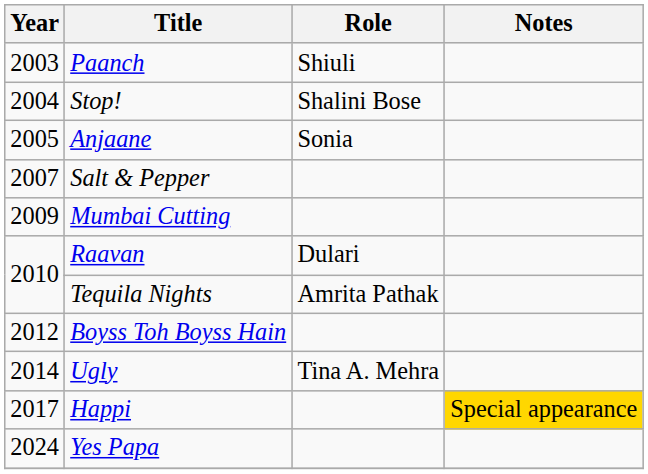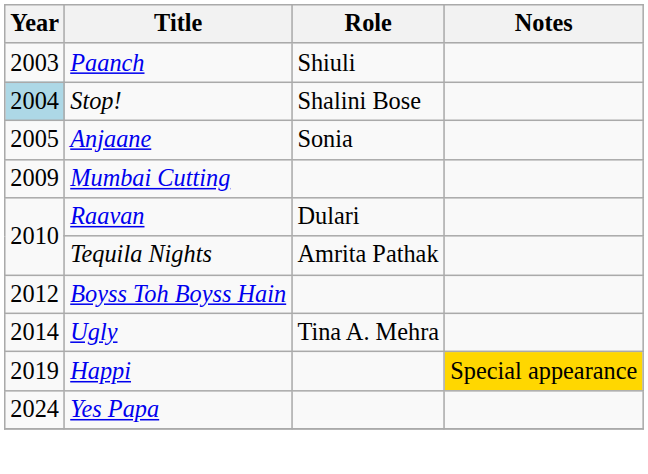(35, 100) no background -> (35, 100) lightblue background
- row: (140, 178)
(35, 409) 2017 -> (35, 370) 2019
